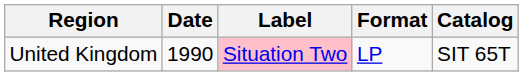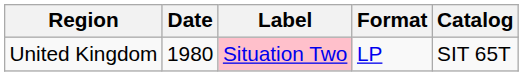(190, 53) 1990 -> (190, 53) 1980
